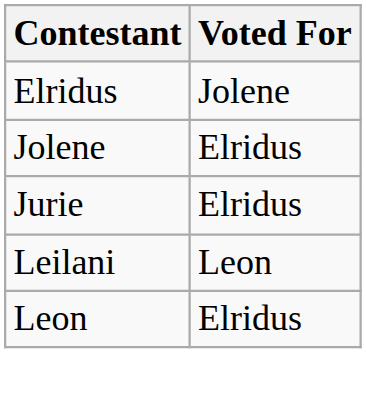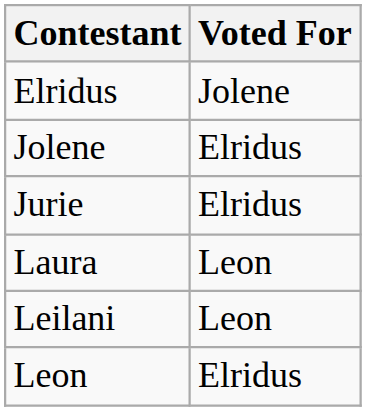+ row: (55, 261)
